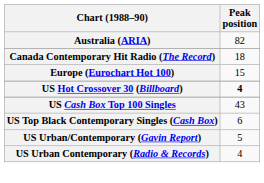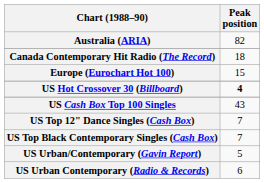+ row: (112, 121)
(240, 121) 6 -> (240, 137) 7
(240, 154) 4 -> (240, 170) 6
